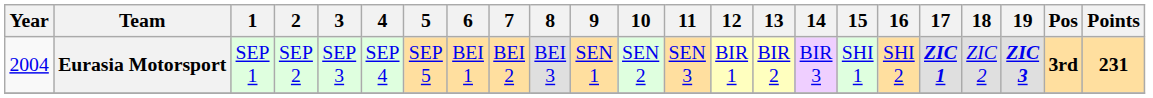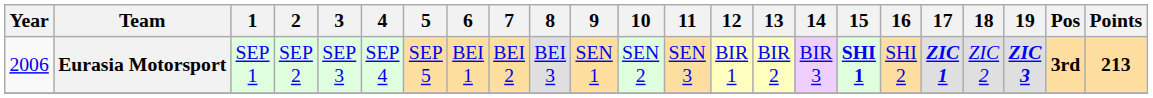(29, 64) 2004 -> (29, 64) 2006
(858, 64) normal -> (859, 64) bold
(1114, 64) 231 -> (1116, 64) 213
